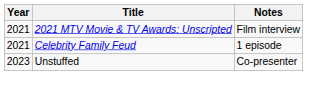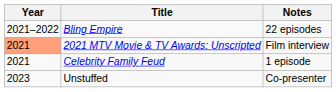+ row: (93, 29)
(18, 29) no background -> (18, 45) lightsalmon background
